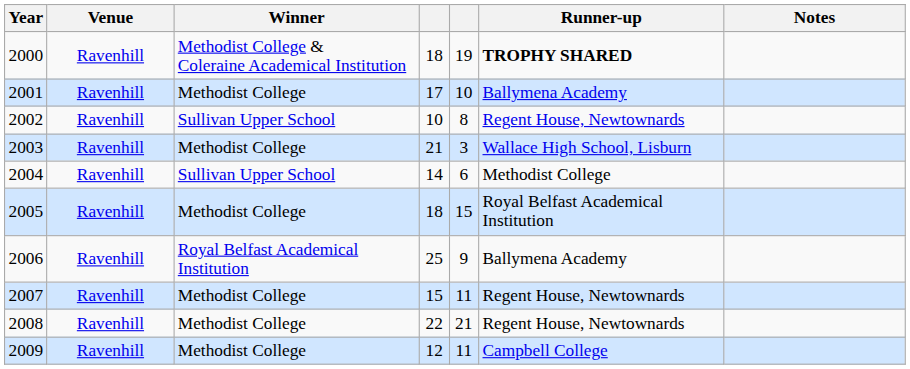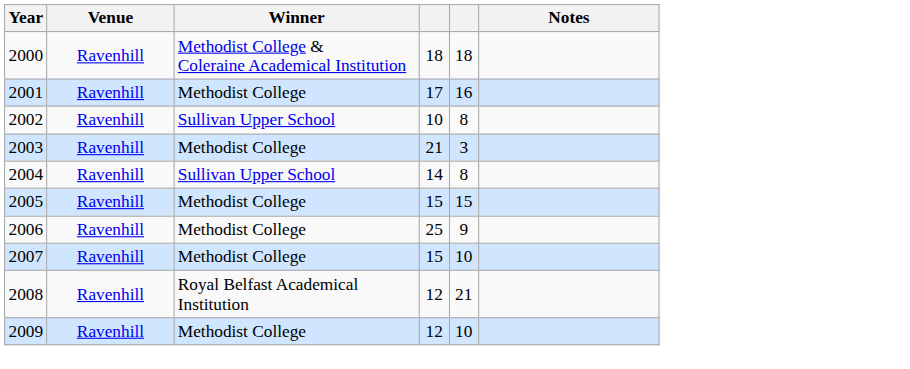- column: (601, 18)
(464, 55) 19 -> (464, 55) 18
(464, 92) 10 -> (464, 92) 16
(464, 174) 6 -> (464, 174) 8
(434, 211) 18 -> (434, 202) 15
(268, 258) Royal Belfast Academical Institution -> (242, 229) Methodist College
(464, 295) 11 -> (464, 256) 10
(242, 323) Methodist College -> (268, 294) Royal Belfast Academical Institution
(434, 323) 22 -> (434, 294) 12
(464, 350) 11 -> (464, 331) 10
